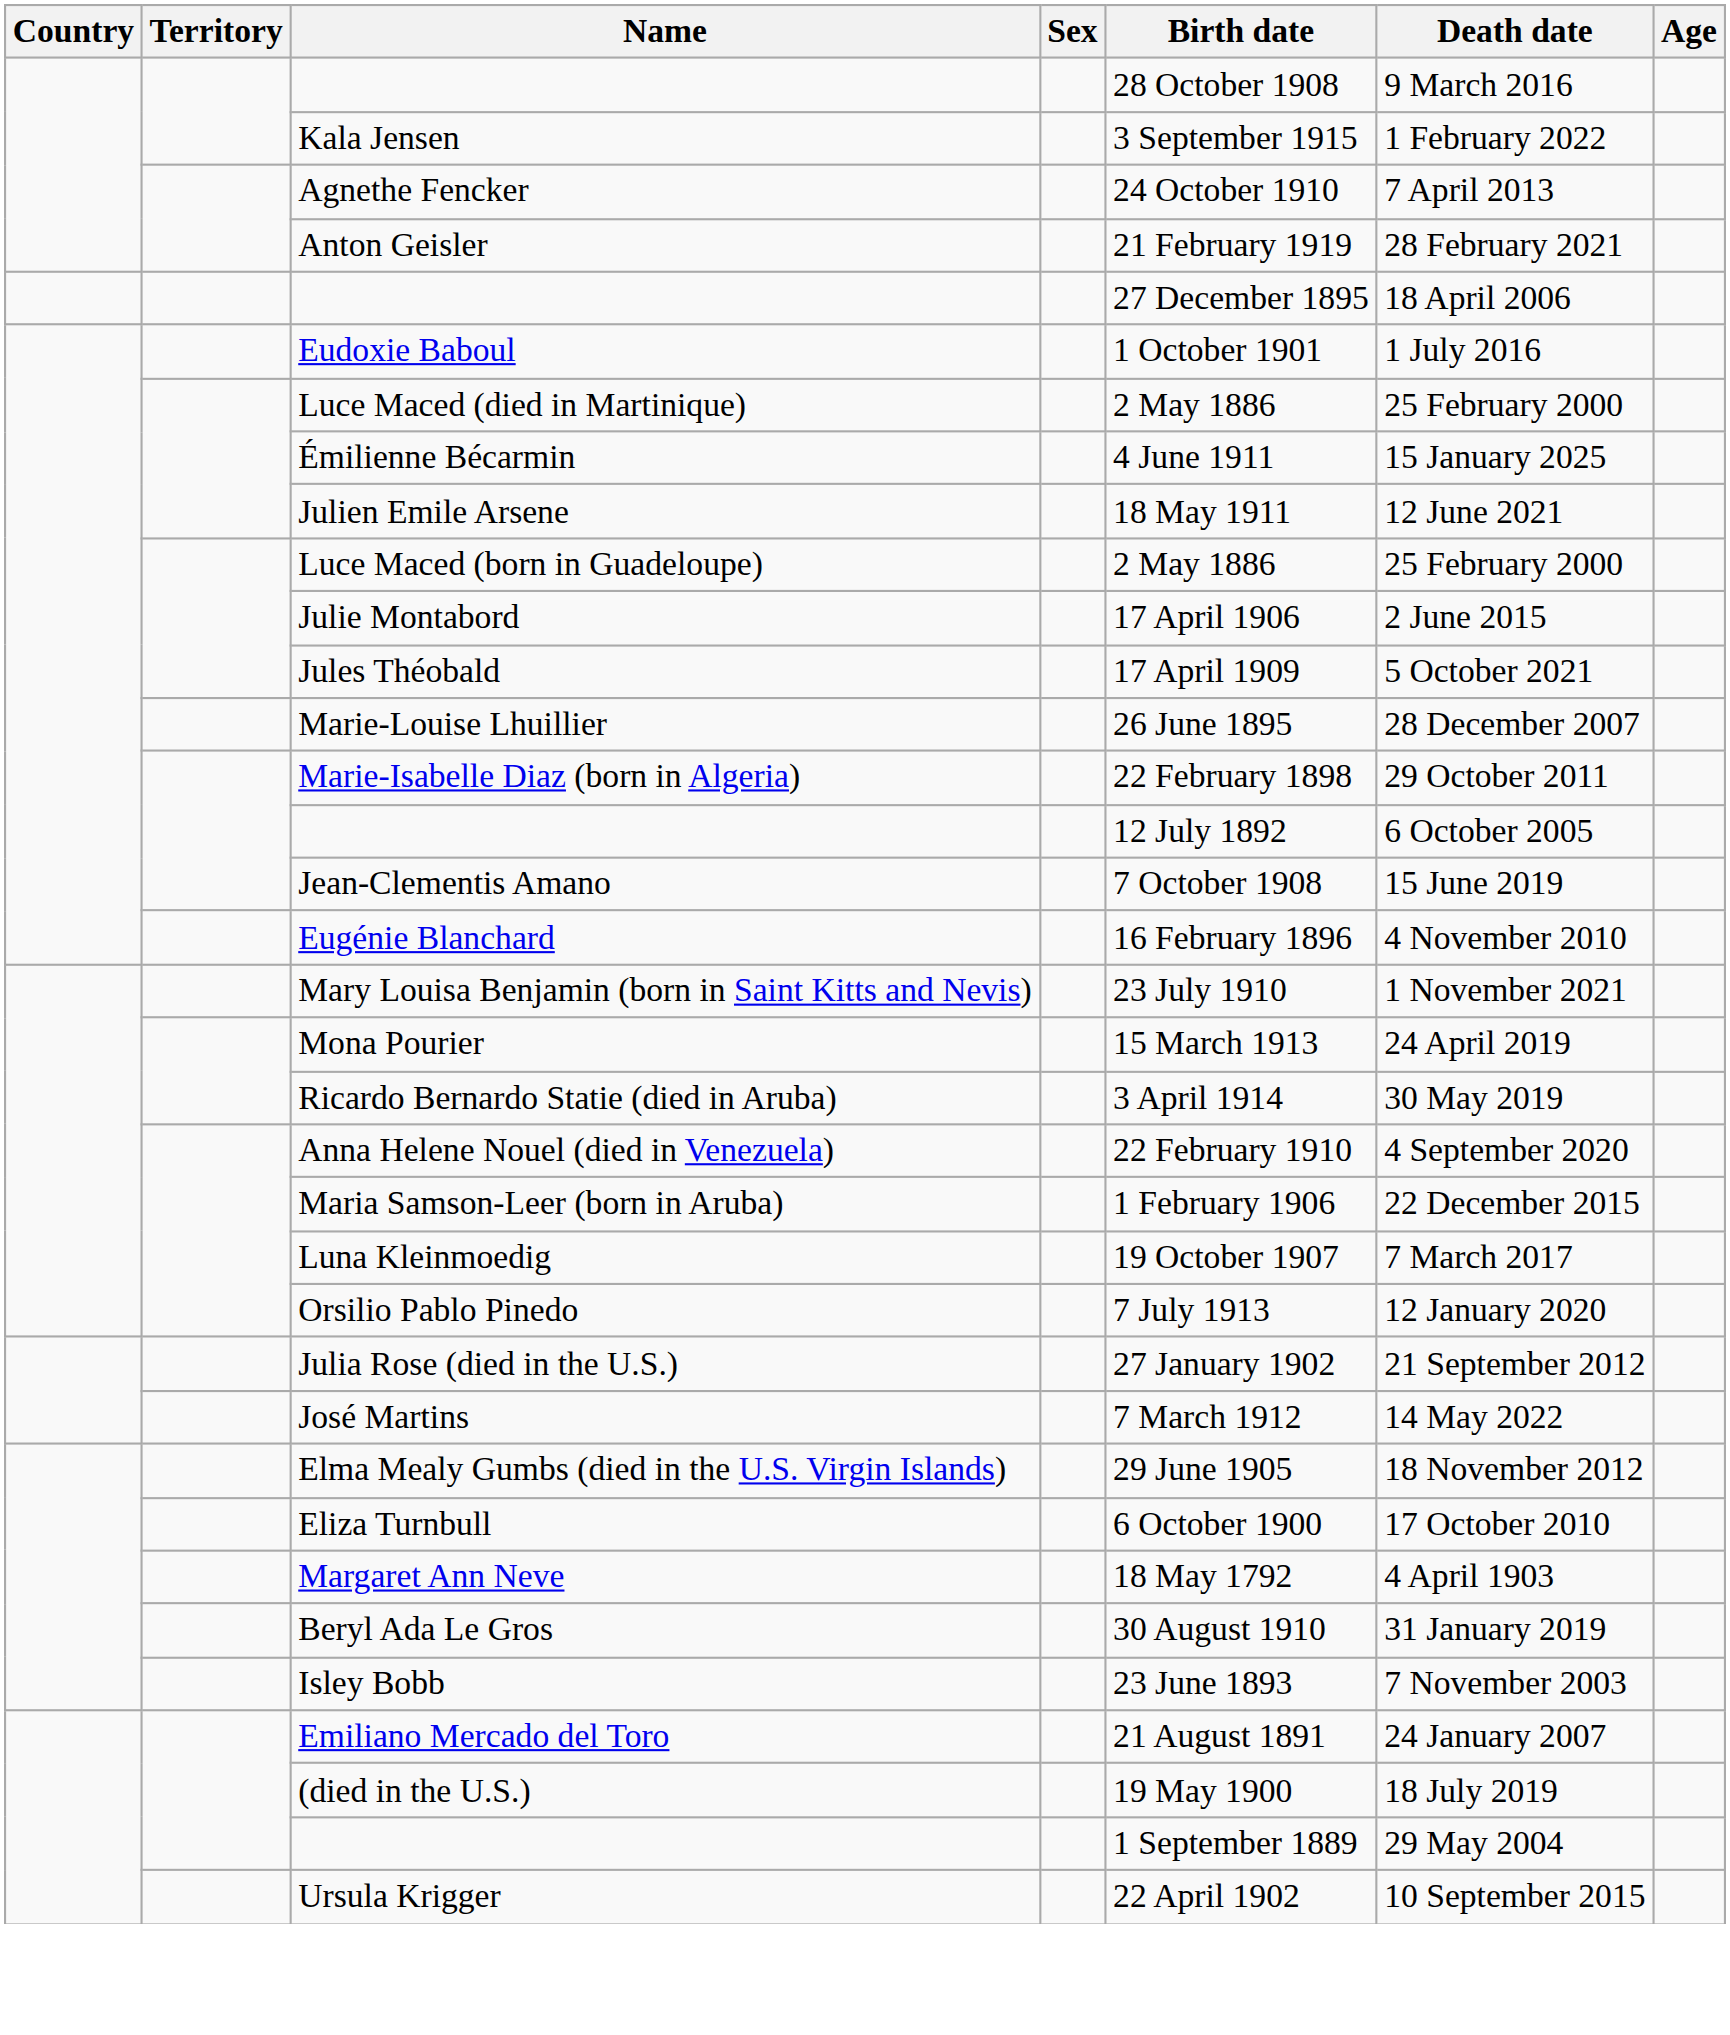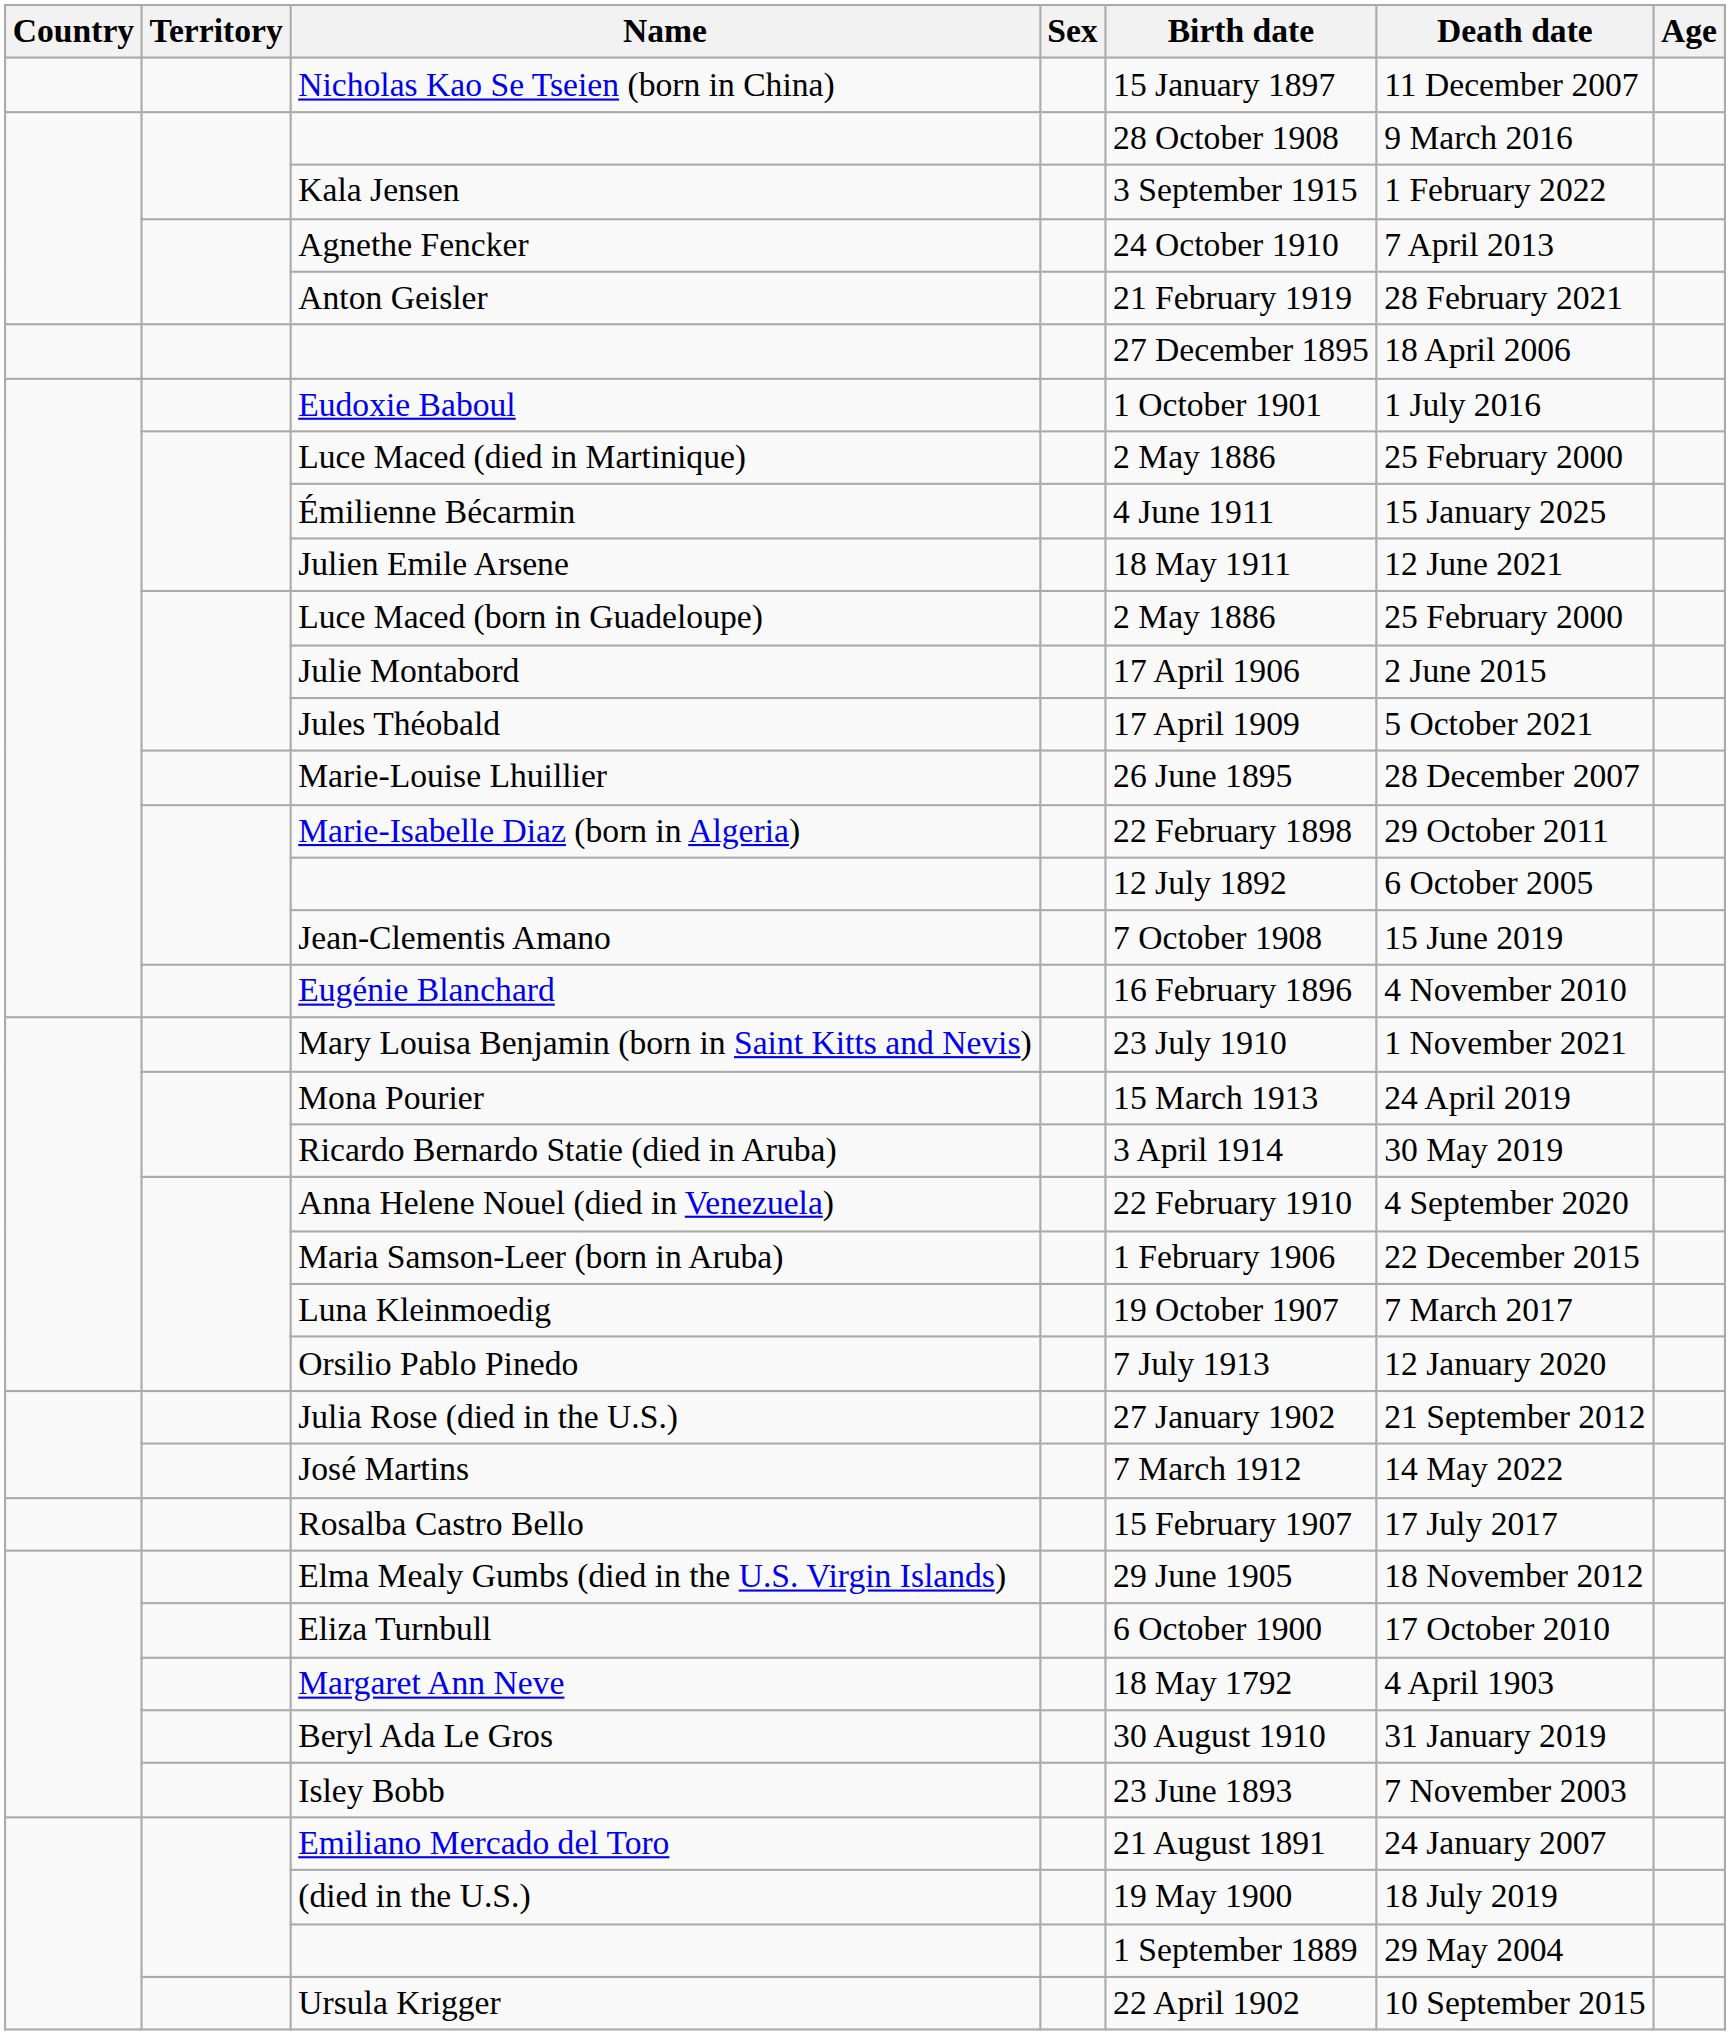+ row: (73, 85)
+ row: (73, 1524)
